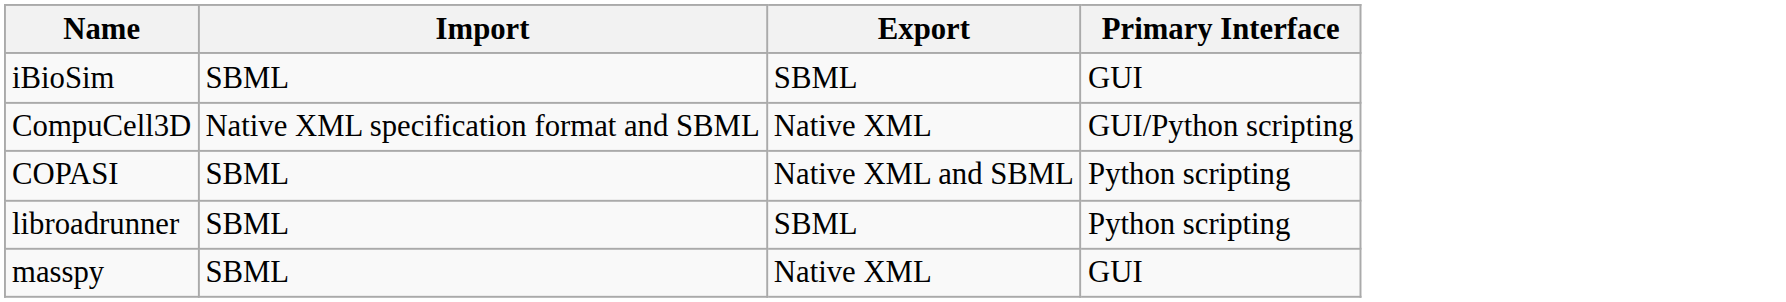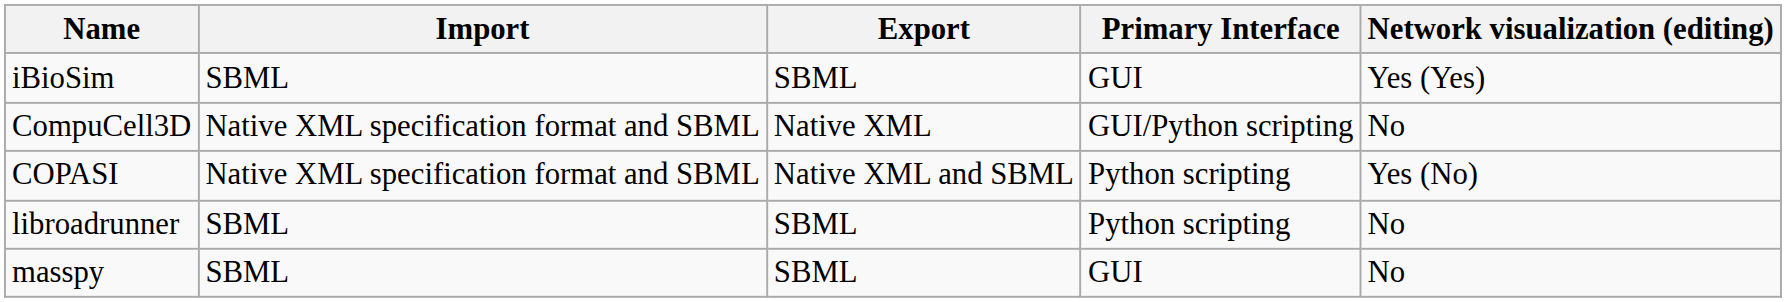+ column: (1571, 28)
(247, 175) SBML -> (483, 175) Native XML specification format and SBML
(853, 272) Native XML -> (816, 272) SBML
